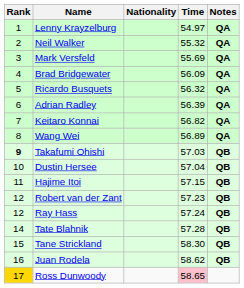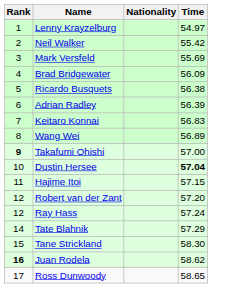- column: (223, 12)
(193, 43) 55.32 -> (193, 43) 55.42
(193, 89) 56.32 -> (193, 89) 56.38
(193, 120) 56.82 -> (193, 120) 56.83
(193, 151) 57.03 -> (193, 151) 57.00
(193, 167) normal -> (193, 167) bold
(193, 197) 57.23 -> (193, 197) 57.20
(193, 228) 57.28 -> (193, 228) 57.29
(18, 259) normal -> (18, 259) bold
(18, 275) gold background -> (18, 275) no background
(193, 275) pink background -> (193, 275) no background
